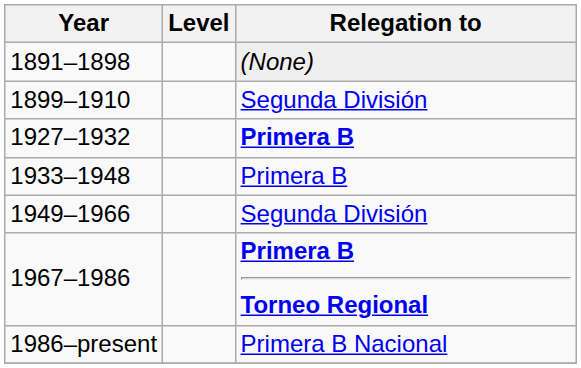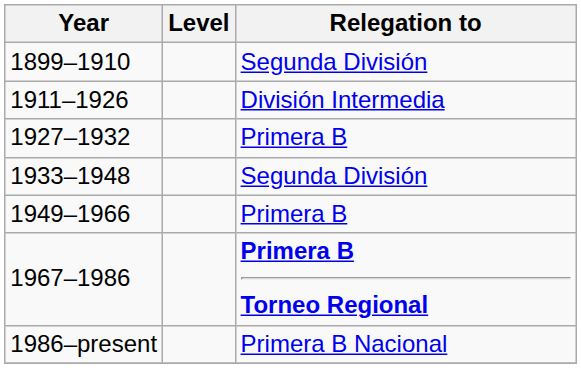- row: (70, 61)
+ row: (69, 99)
(297, 137) bold -> (294, 137) normal
(294, 175) Primera B -> (334, 175) Segunda División
(334, 213) Segunda División -> (294, 213) Primera B
